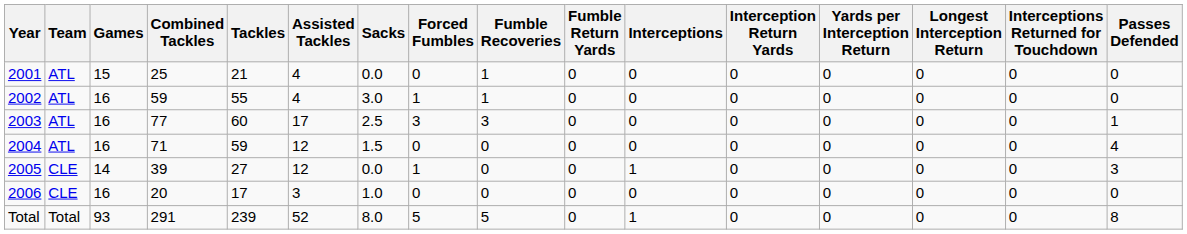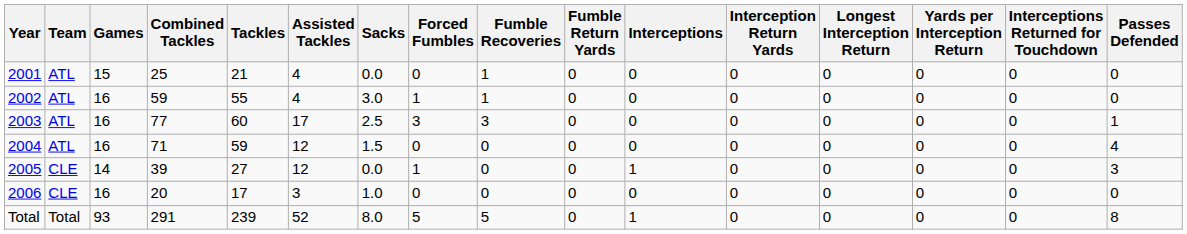columns swapped: (866, 33) <-> (959, 33)
